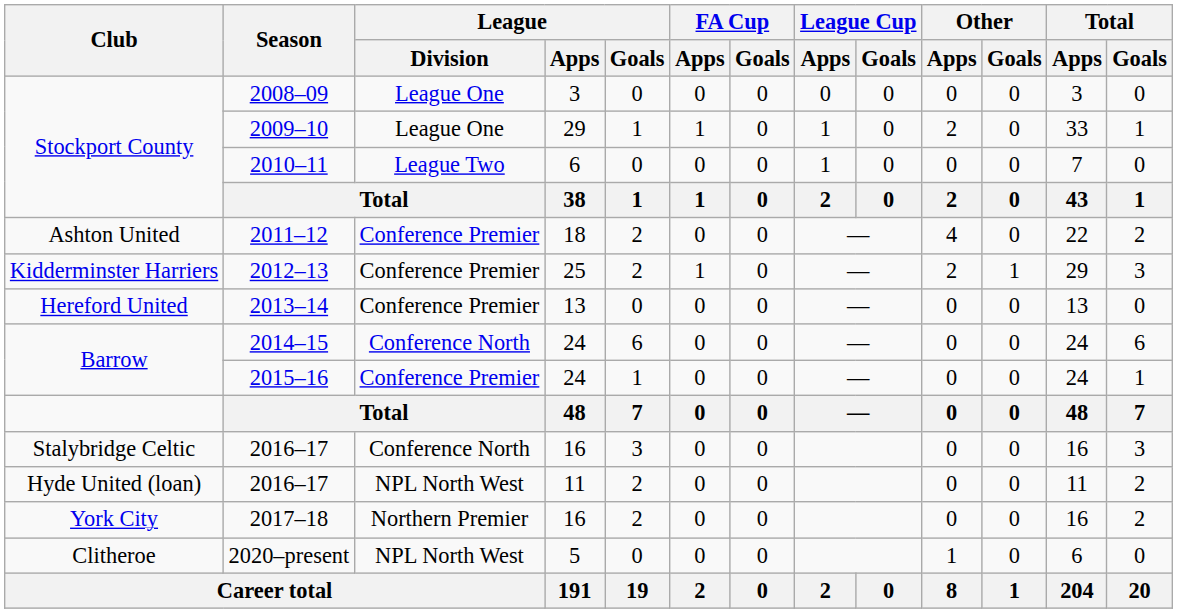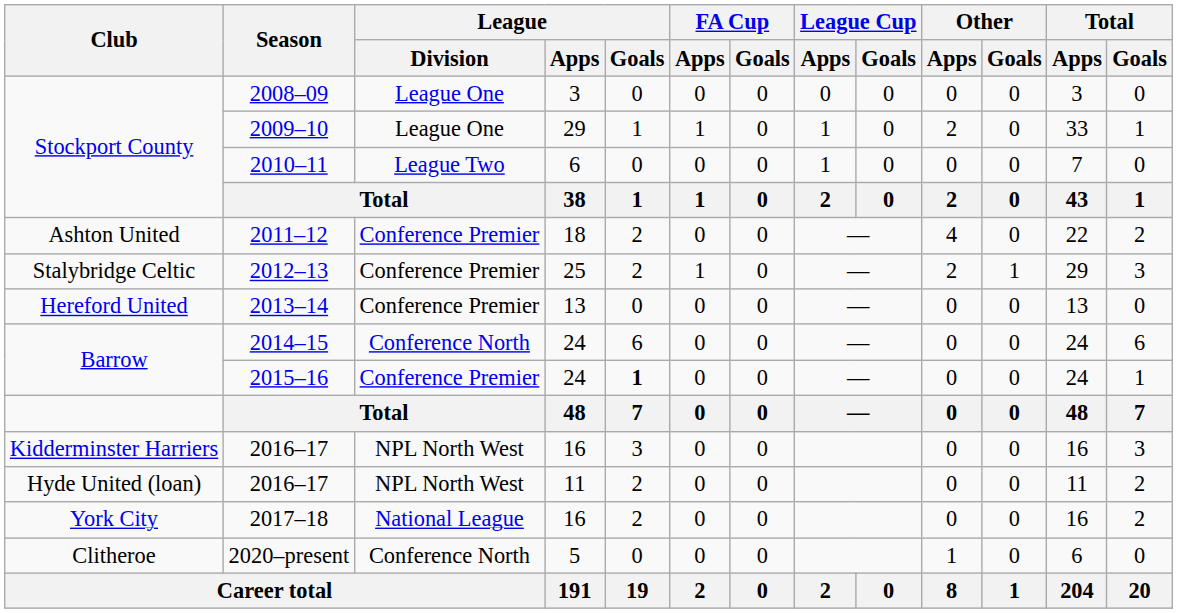(114, 270) Kidderminster Harriers -> (114, 270) Stalybridge Celtic
(637, 377) normal -> (637, 377) bold
(114, 448) Stalybridge Celtic -> (114, 448) Kidderminster Harriers
(449, 448) Conference North -> (449, 448) NPL North West
(449, 519) Northern Premier -> (449, 519) National League
(449, 555) NPL North West -> (449, 555) Conference North
